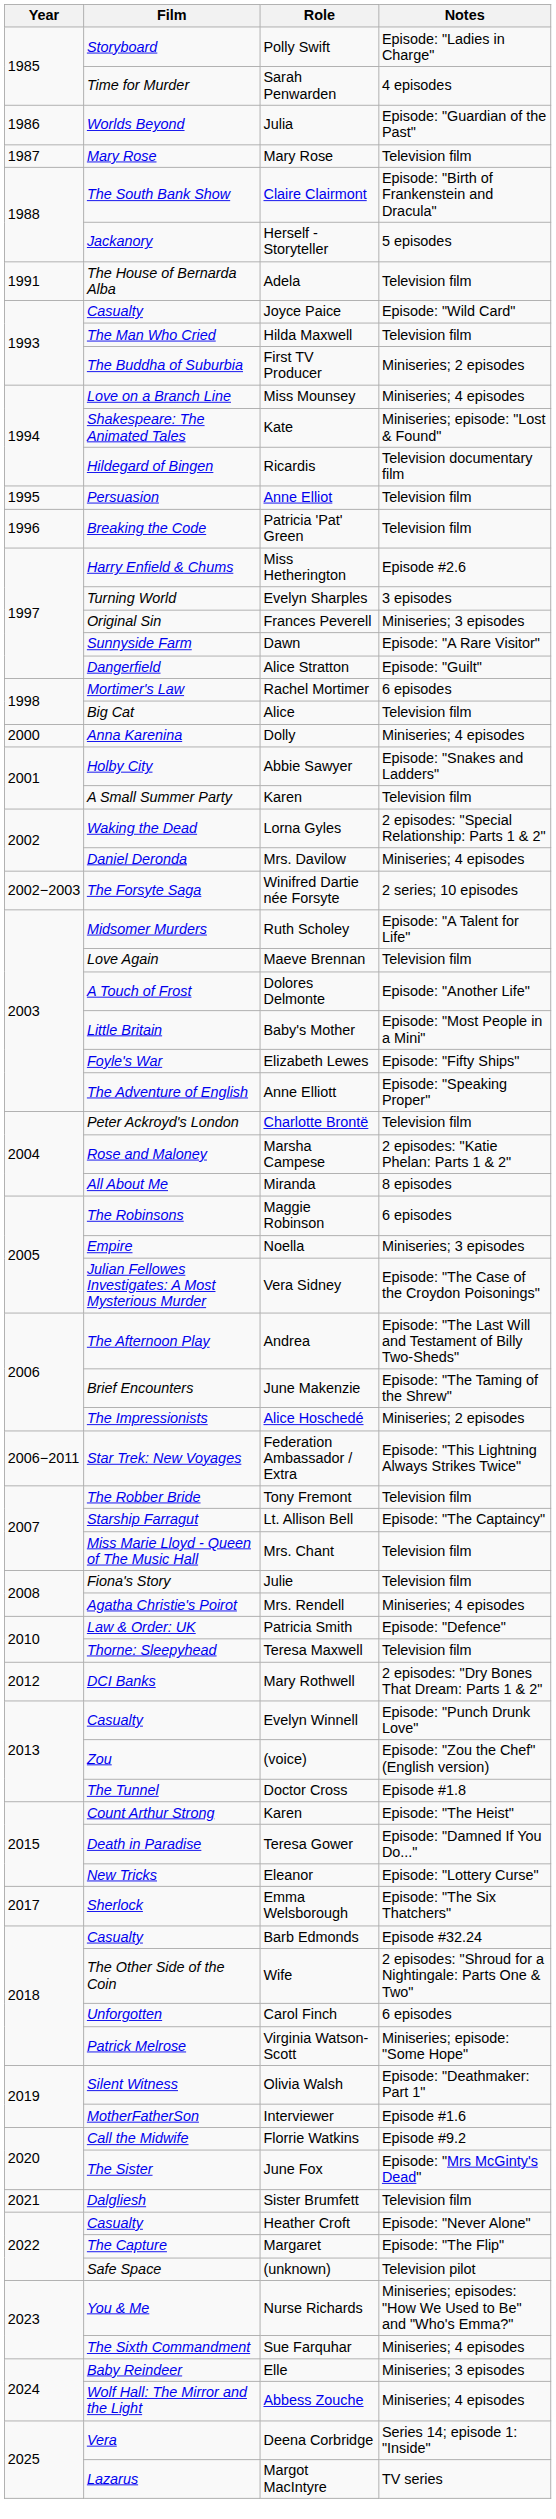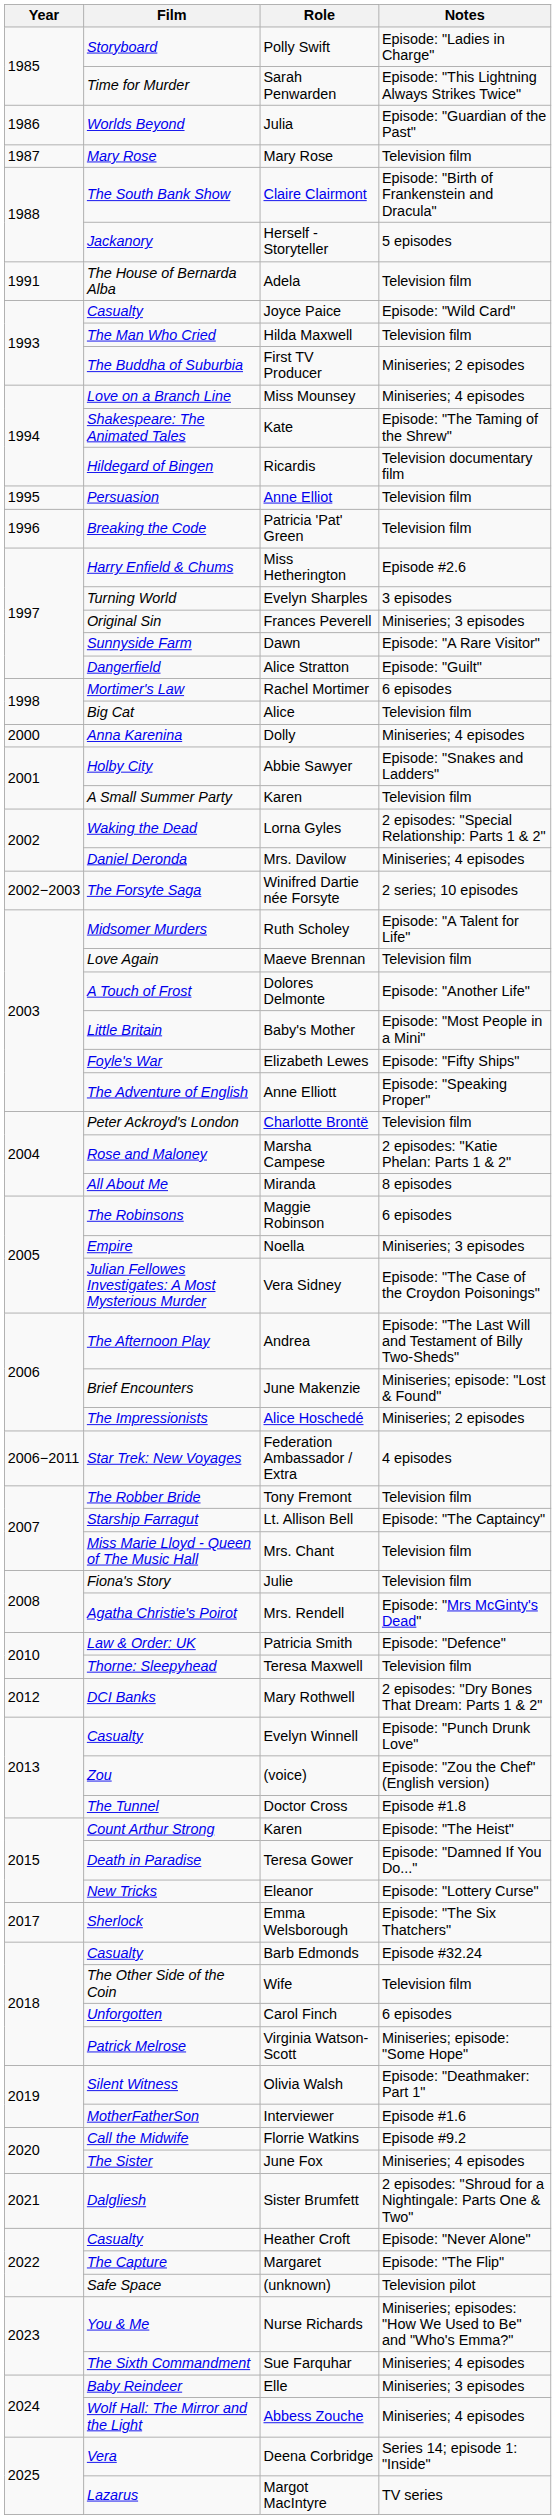(417, 85) 4 episodes -> (459, 85) Episode: "This Lightning Always Strikes Twice"
(464, 427) Miniseries; episode: "Lost & Found" -> (460, 427) Episode: "The Taming of the Shrew"
(460, 1388) Episode: "The Taming of the Shrew" -> (464, 1388) Miniseries; episode: "Lost & Found"
(459, 1458) Episode: "This Lightning Always Strikes Twice" -> (417, 1458) 4 episodes
(453, 1604) Miniseries; 4 episodes -> (460, 1612) Episode: "Mrs McGinty's Dead"
(463, 1976) 2 episodes: "Shroud for a Nightingale: Parts One & Two" -> (427, 1984) Television film
(460, 2169) Episode: "Mrs McGinty's Dead" -> (453, 2161) Miniseries; 4 episodes
(427, 2200) Television film -> (463, 2200) 2 episodes: "Shroud for a Nightingale: Parts One & Two"
